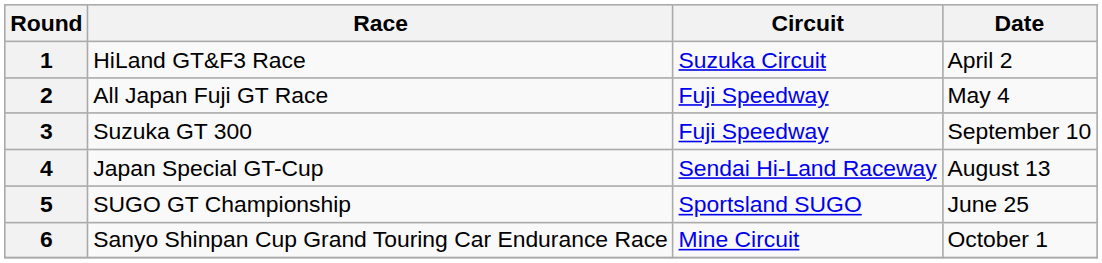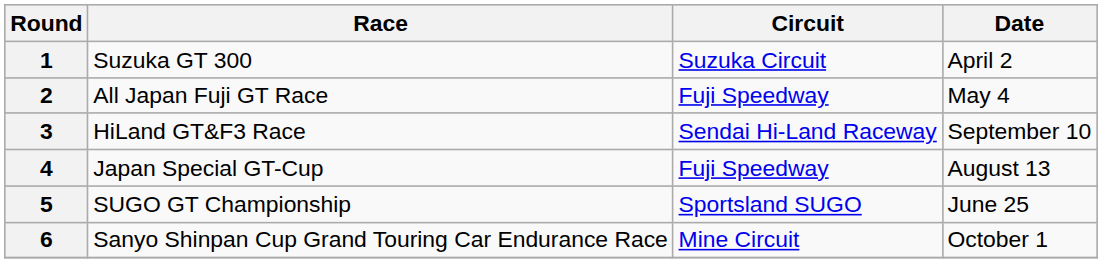(200, 59) HiLand GT&F3 Race -> (173, 59) Suzuka GT 300
(173, 132) Suzuka GT 300 -> (200, 132) HiLand GT&F3 Race
(754, 132) Fuji Speedway -> (808, 132) Sendai Hi-Land Raceway
(808, 168) Sendai Hi-Land Raceway -> (754, 168) Fuji Speedway
